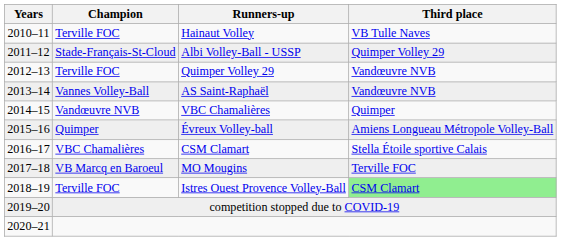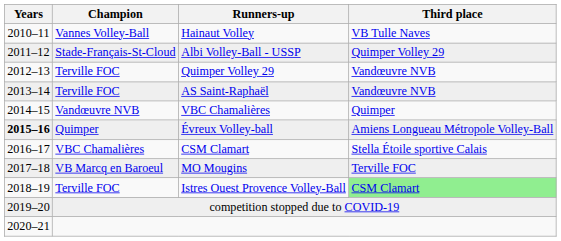(88, 33) Terville FOC -> (102, 33) Vannes Volley-Ball
(102, 91) Vannes Volley-Ball -> (88, 91) Terville FOC
(28, 129) normal -> (28, 129) bold
